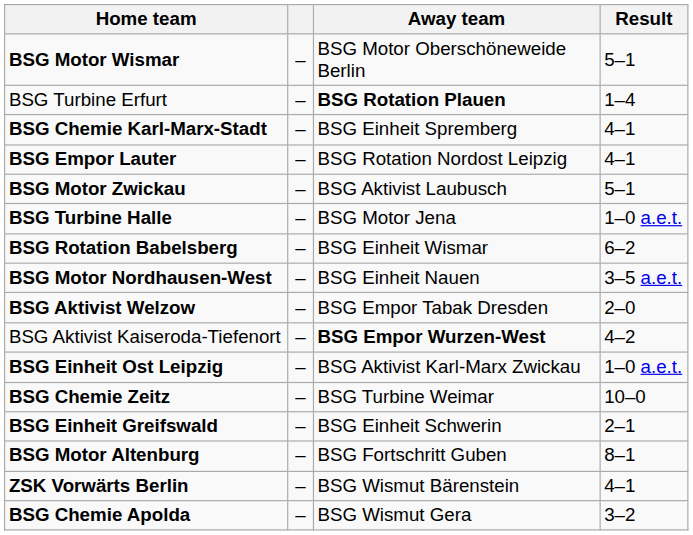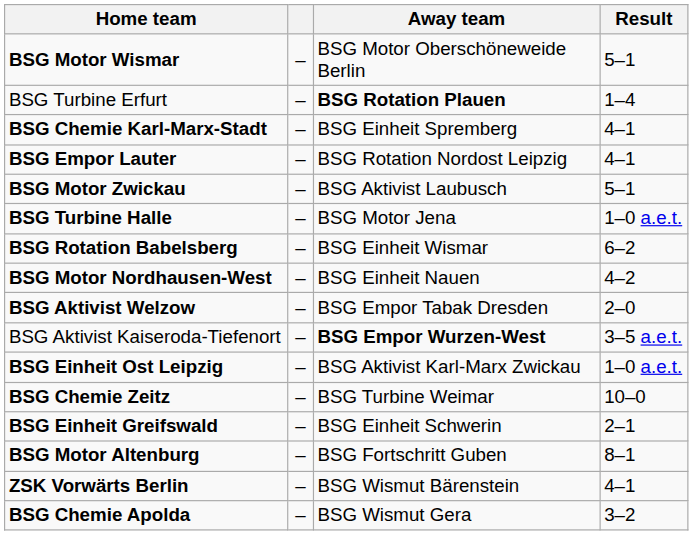(643, 277) 3–5 a.e.t. -> (620, 277) 4–2
(620, 337) 4–2 -> (643, 337) 3–5 a.e.t.
